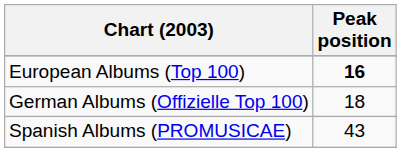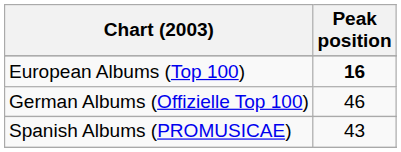(355, 101) 18 -> (355, 101) 46
